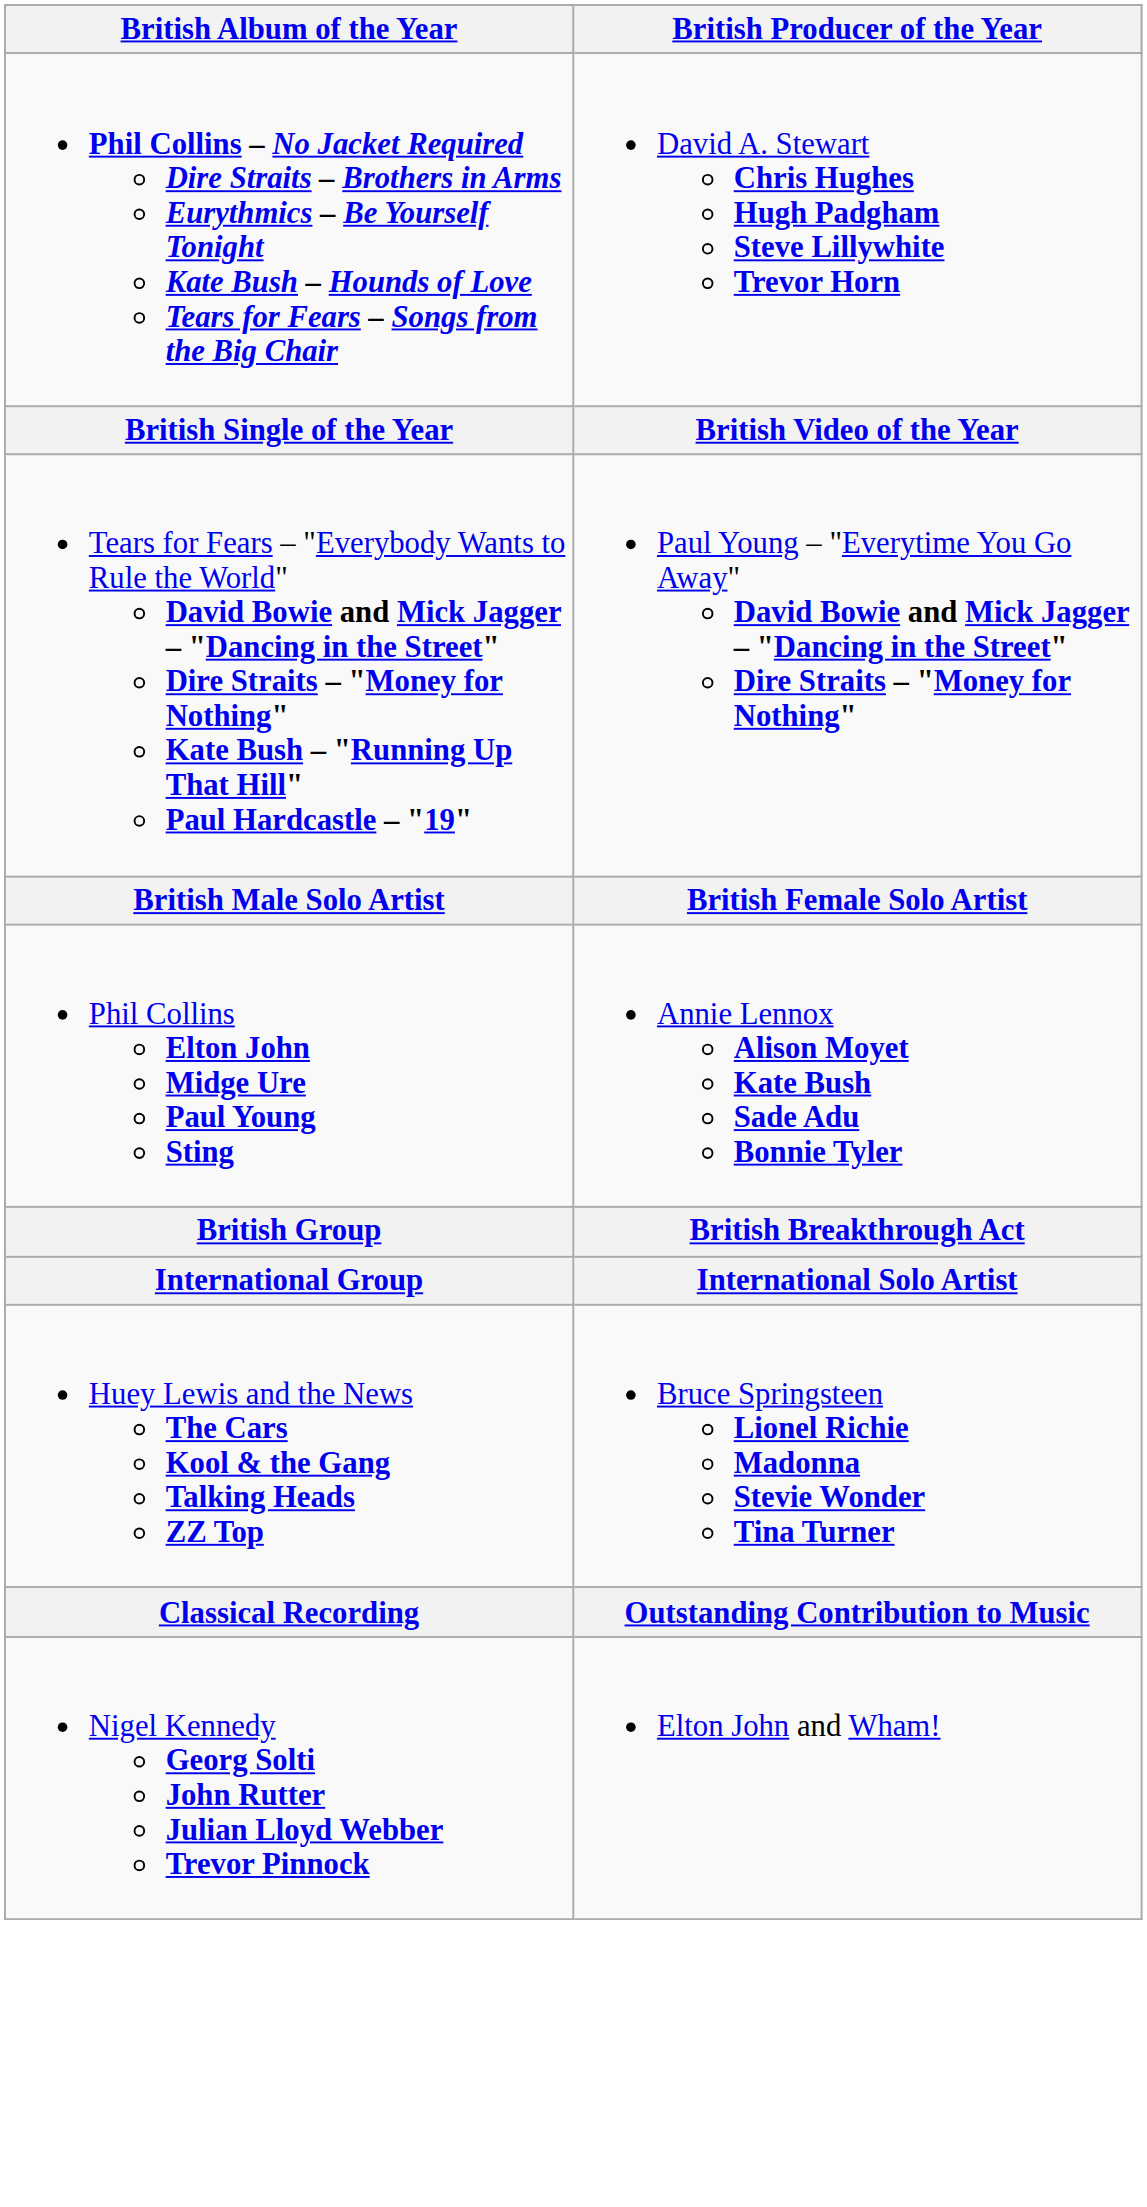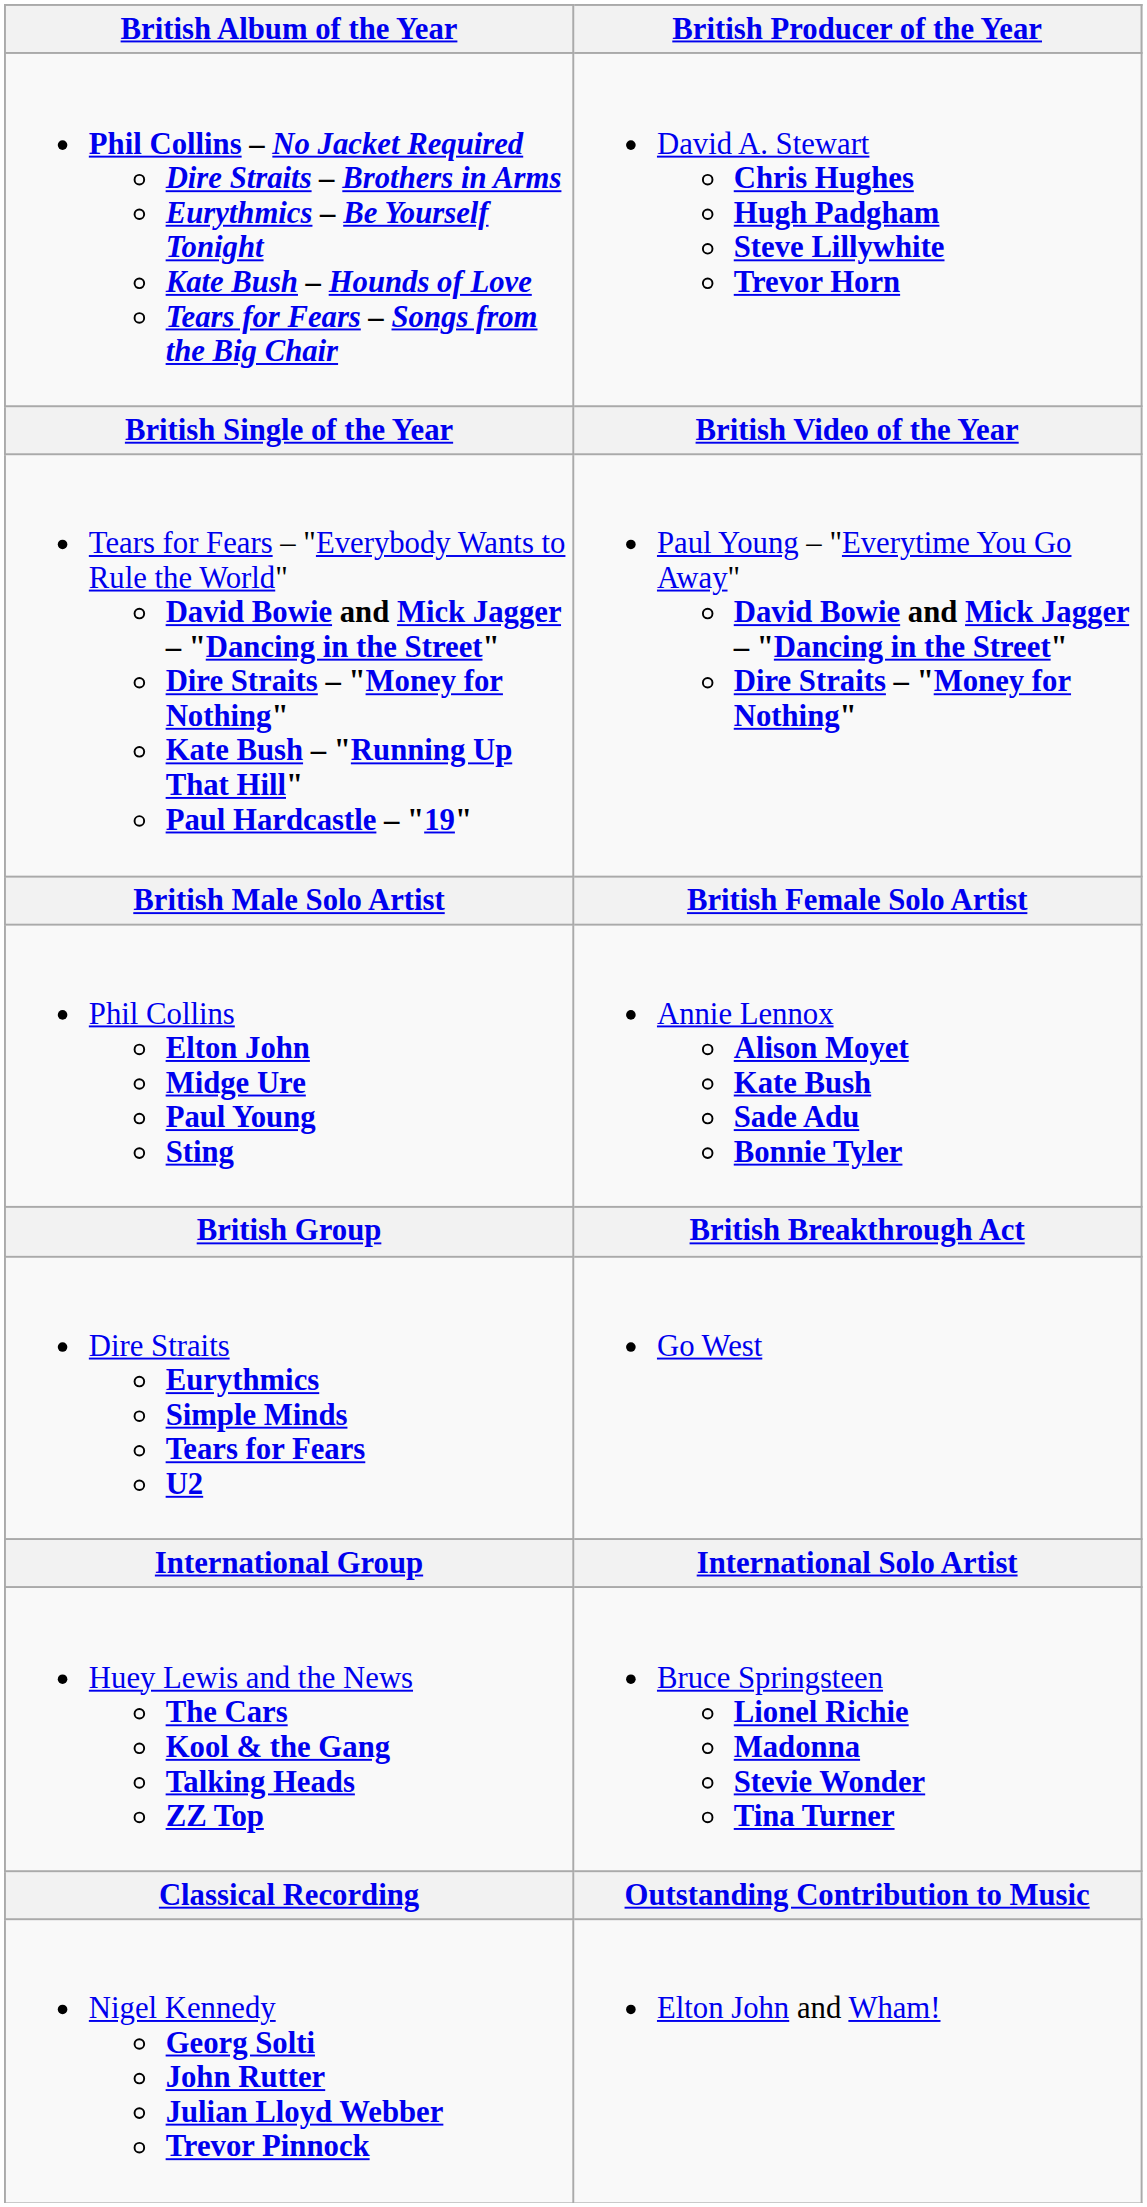+ row: (289, 1415)
